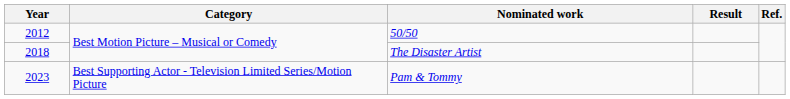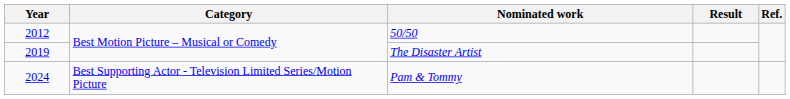(37, 52) 2018 -> (37, 52) 2019
(37, 77) 2023 -> (37, 77) 2024
